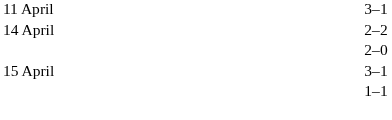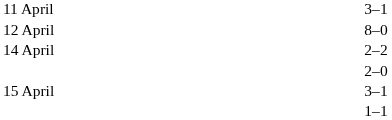+ row: (29, 29)
